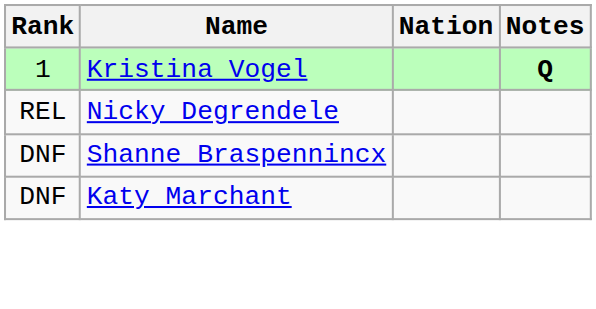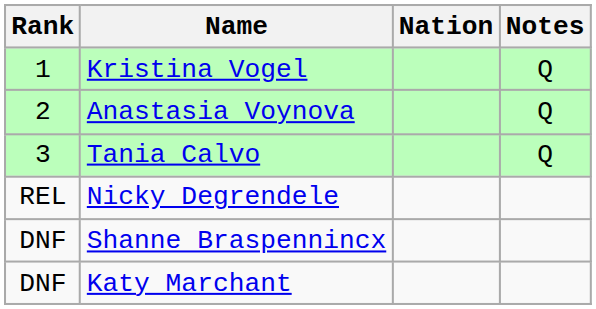(545, 69) bold -> (545, 69) normal
+ row: (221, 112)
+ row: (174, 155)
